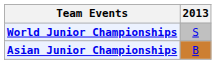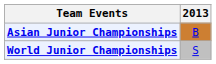rows swapped: (92, 50) <-> (92, 32)
